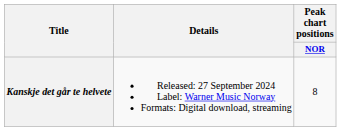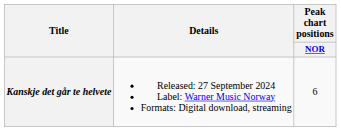(315, 91) 8 -> (315, 91) 6
